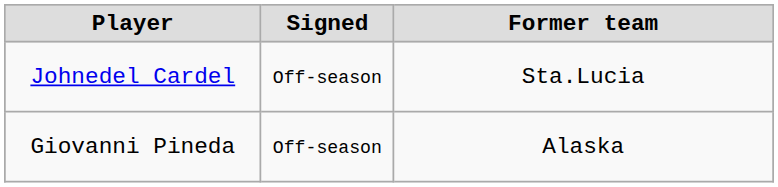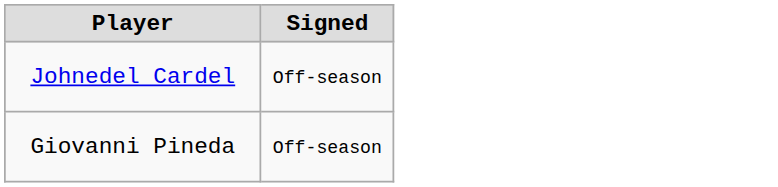- column: (583, 23)
